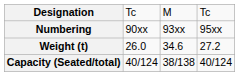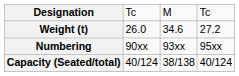rows swapped: (64, 29) <-> (64, 46)
